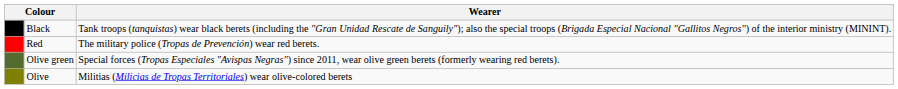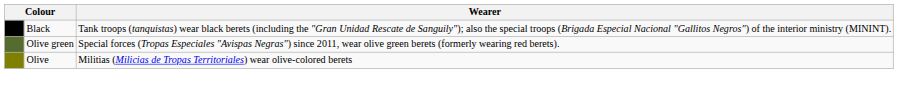- row: (35, 44)
